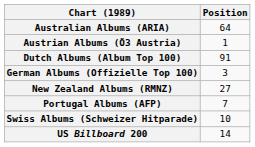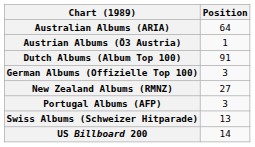(225, 104) 7 -> (225, 104) 3
(225, 119) 10 -> (225, 119) 13
